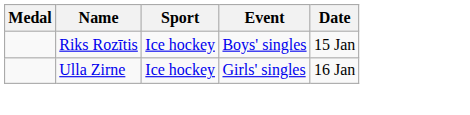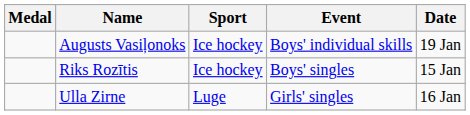+ row: (122, 44)
(180, 70) Ice hockey -> (209, 97) Luge
